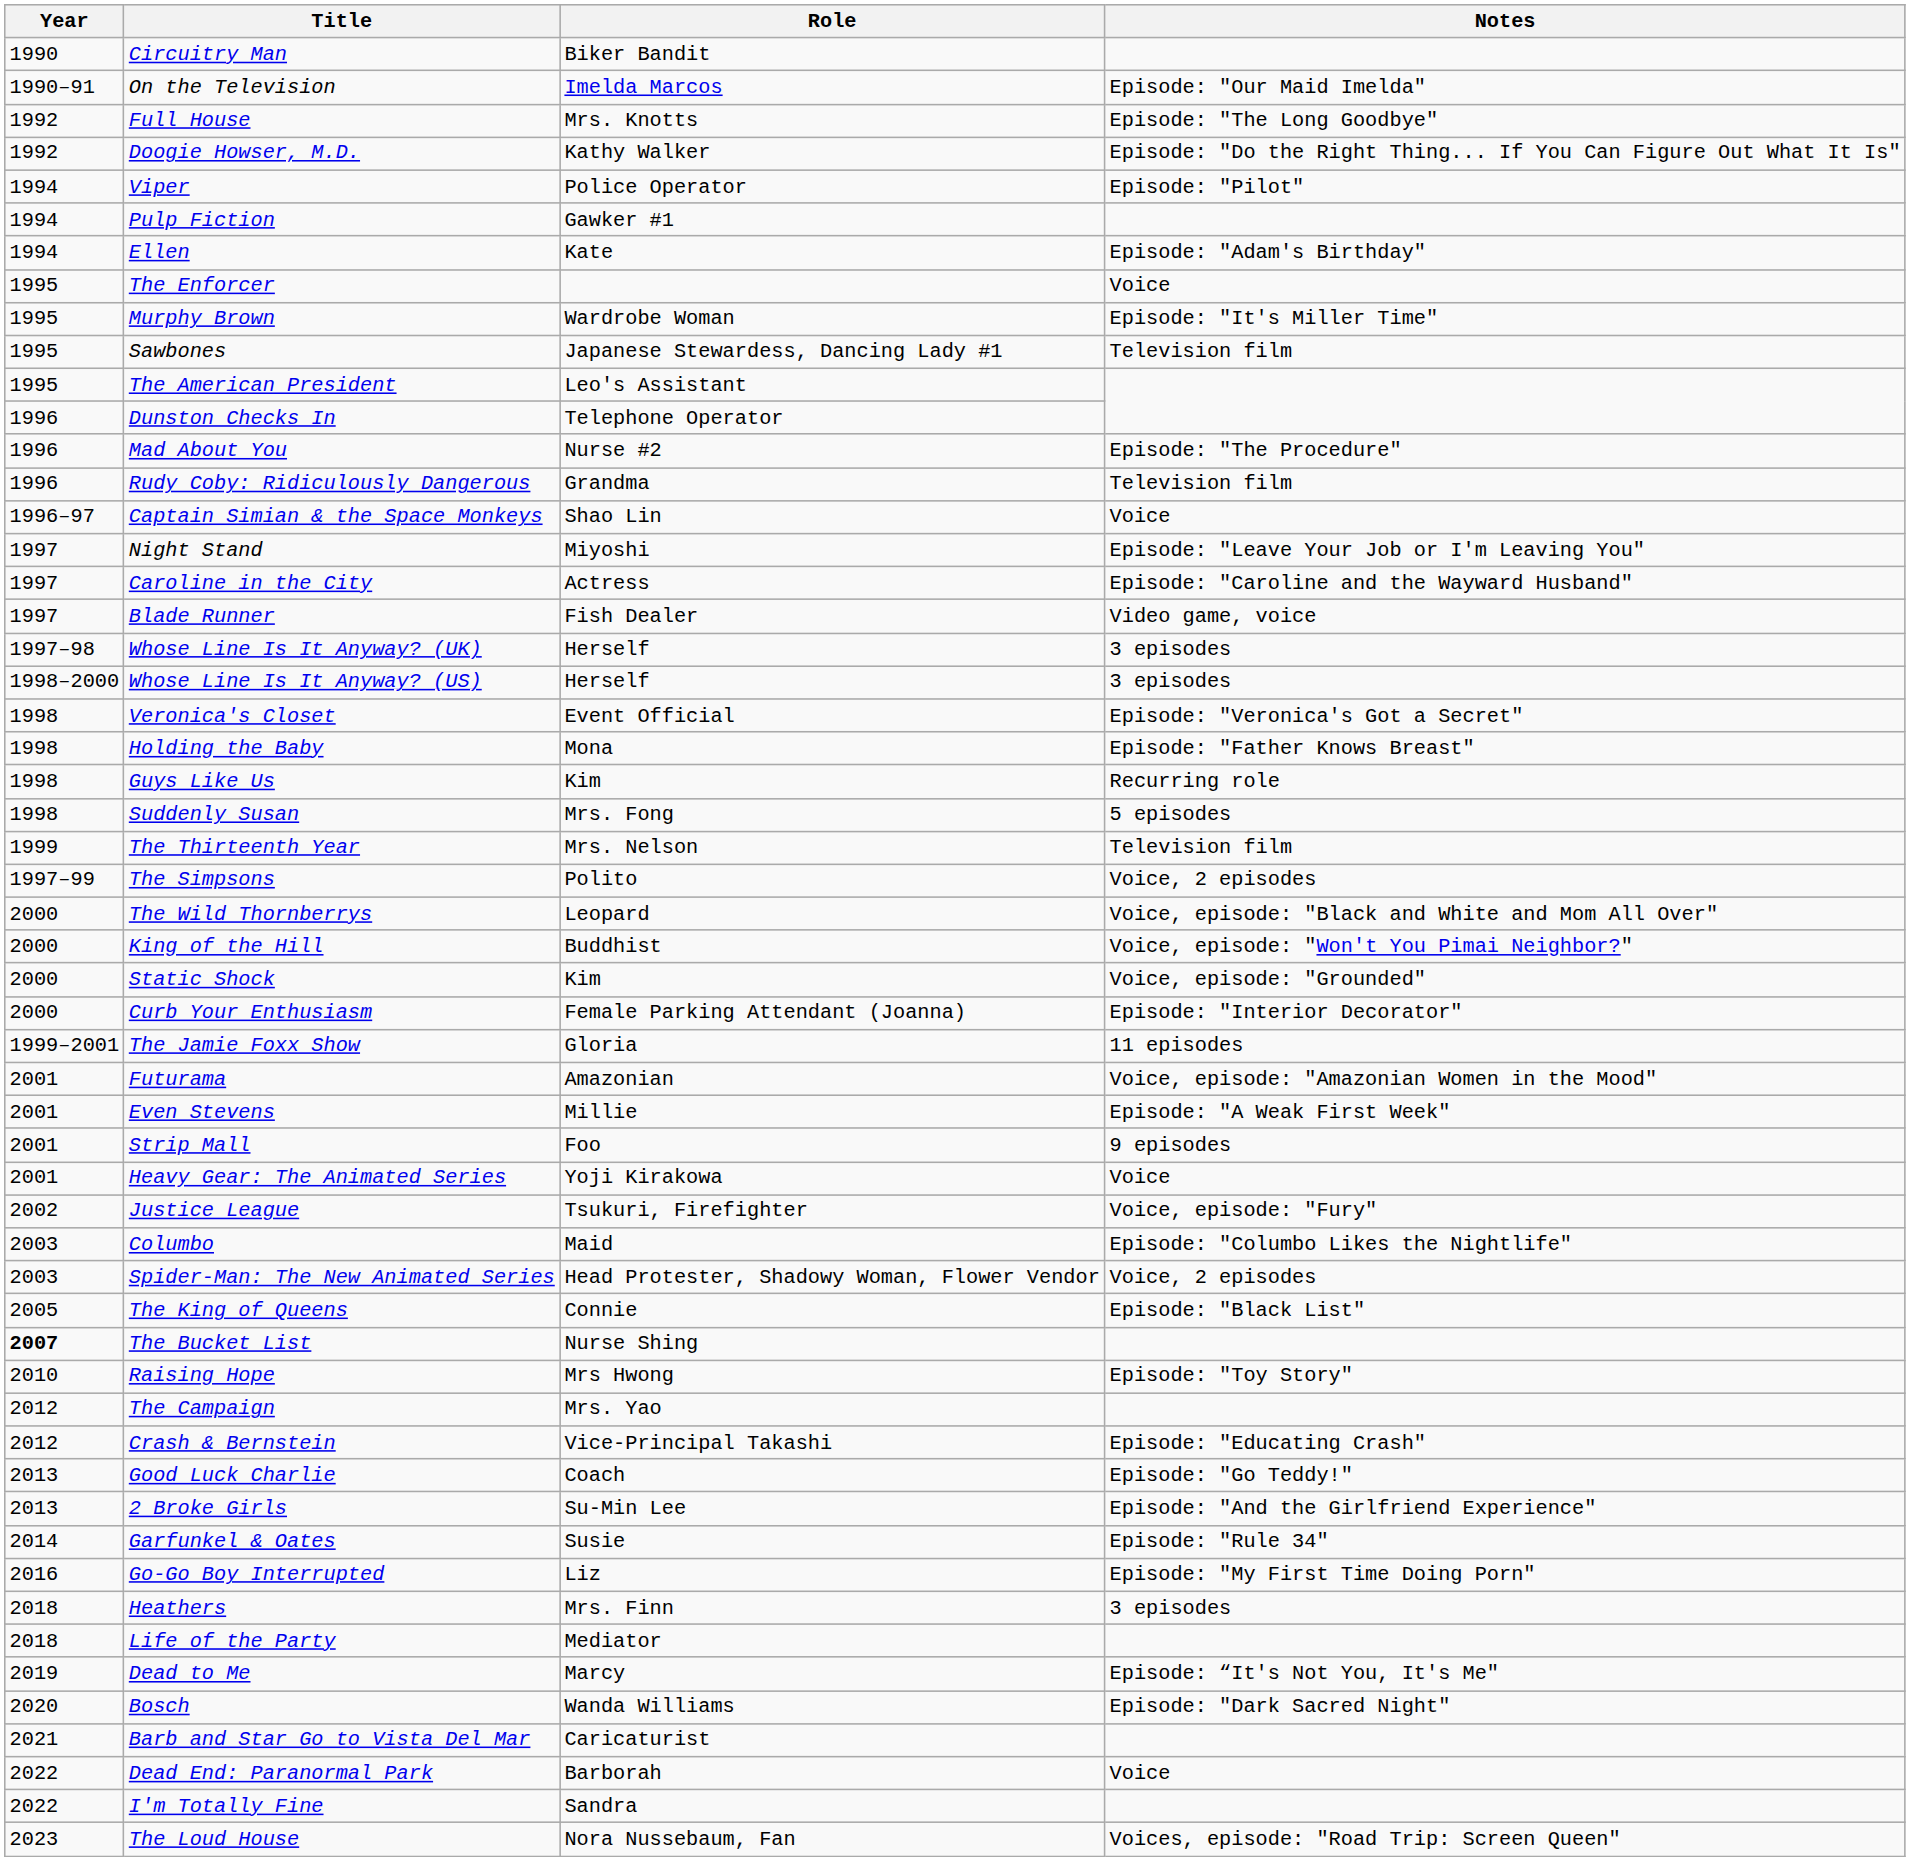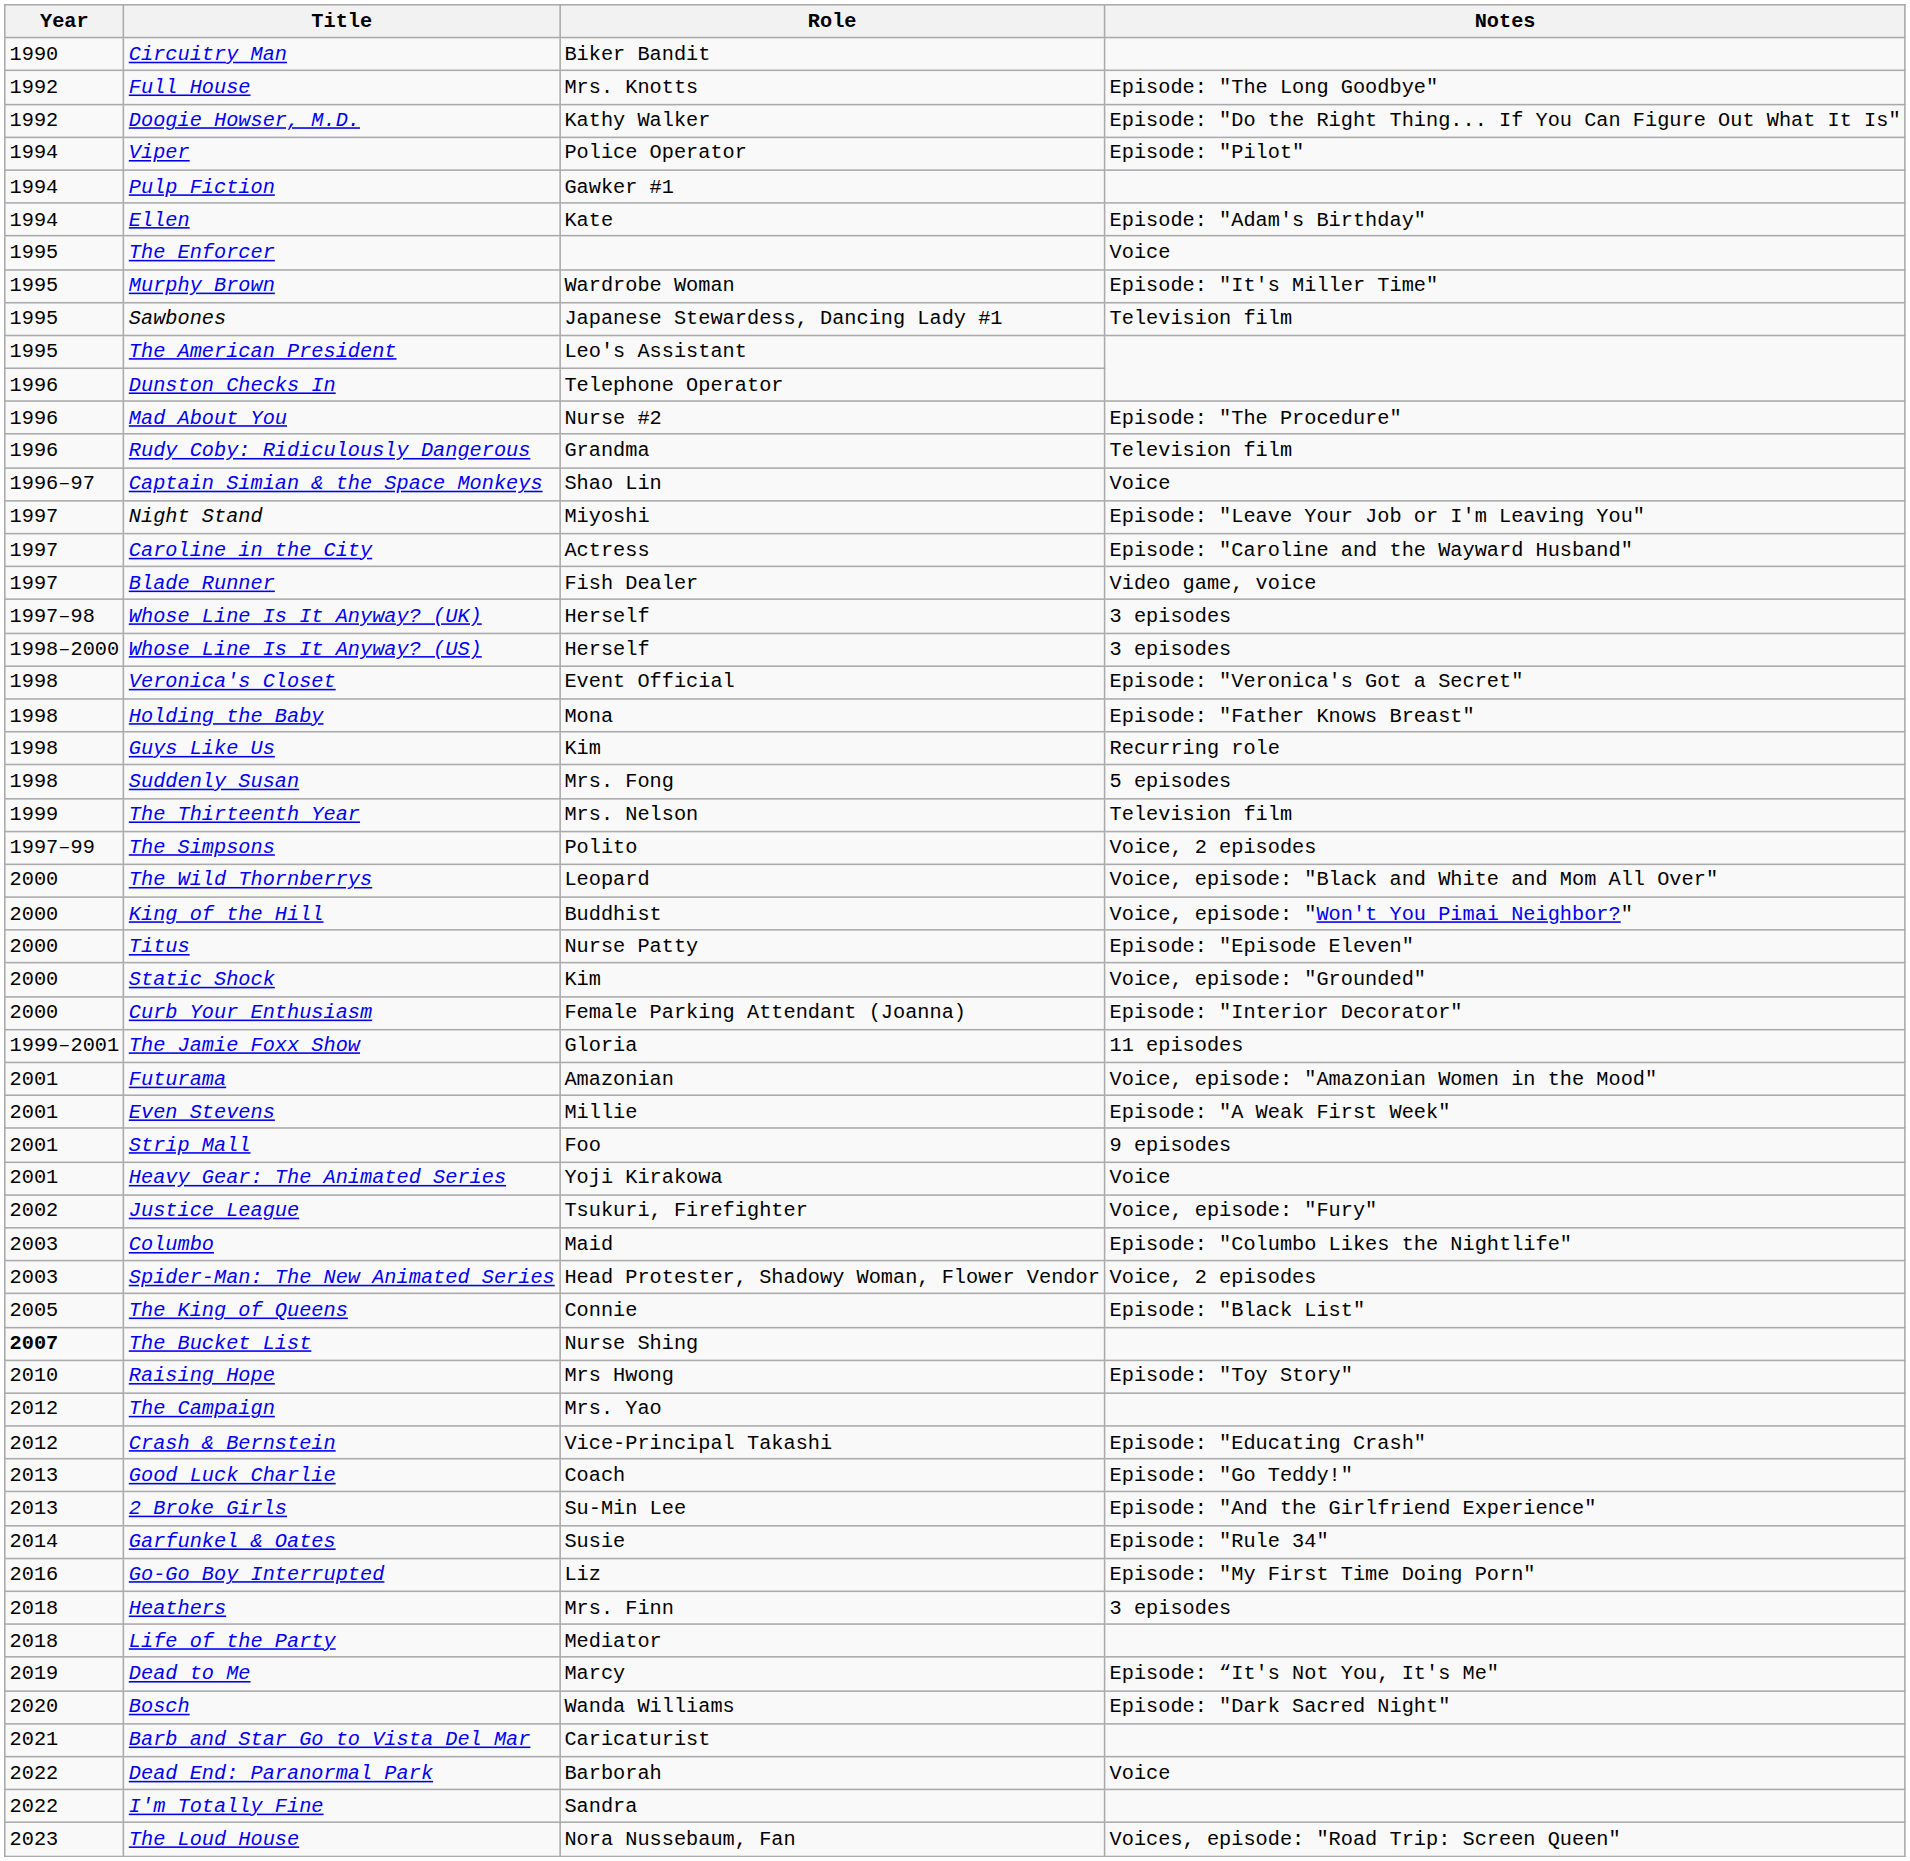- row: (232, 87)
+ row: (159, 947)
